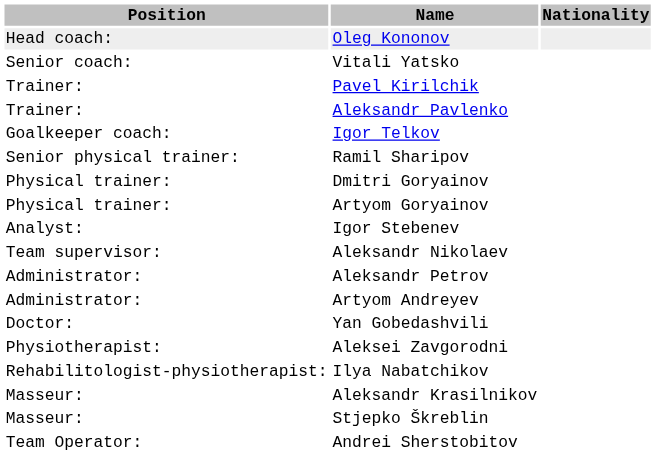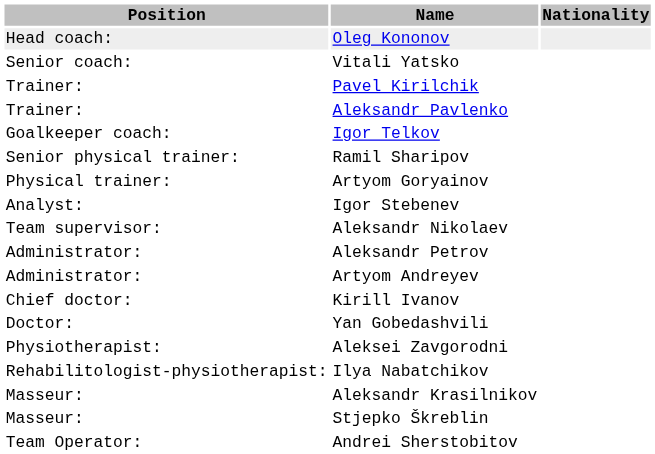- row: (411, 181)
+ row: (396, 300)
